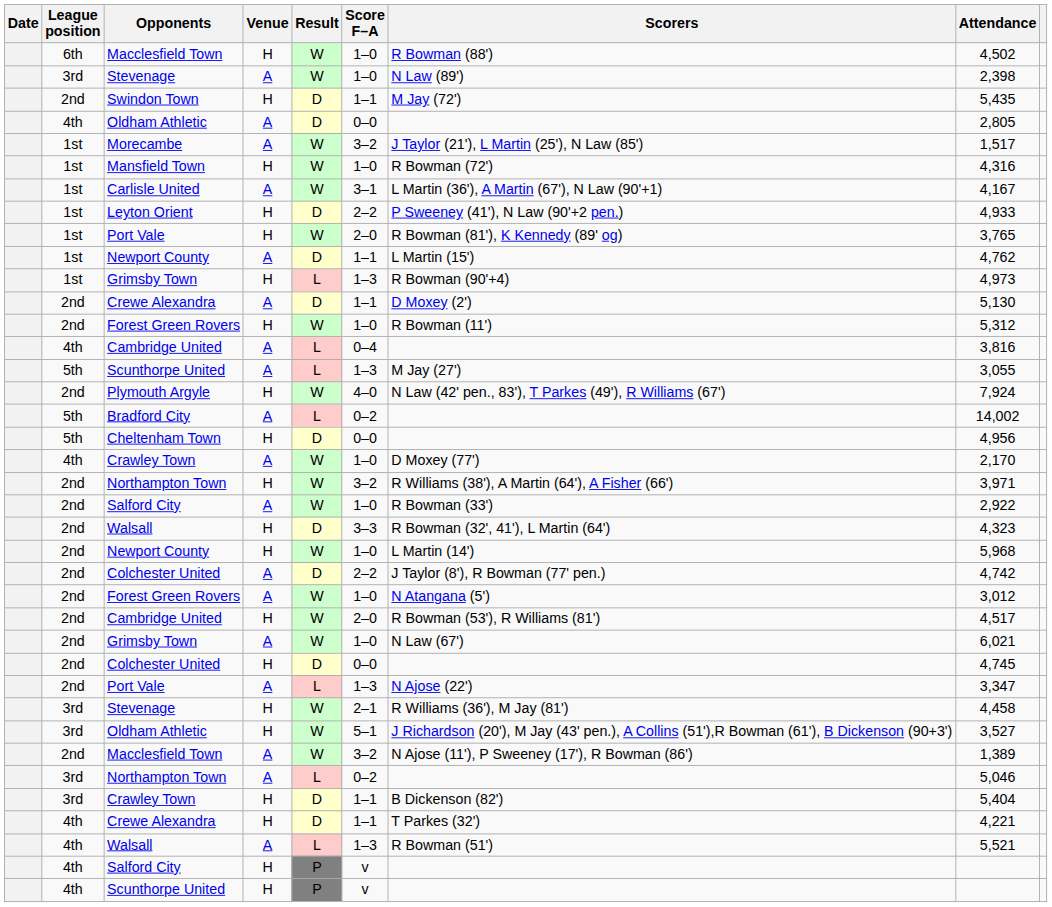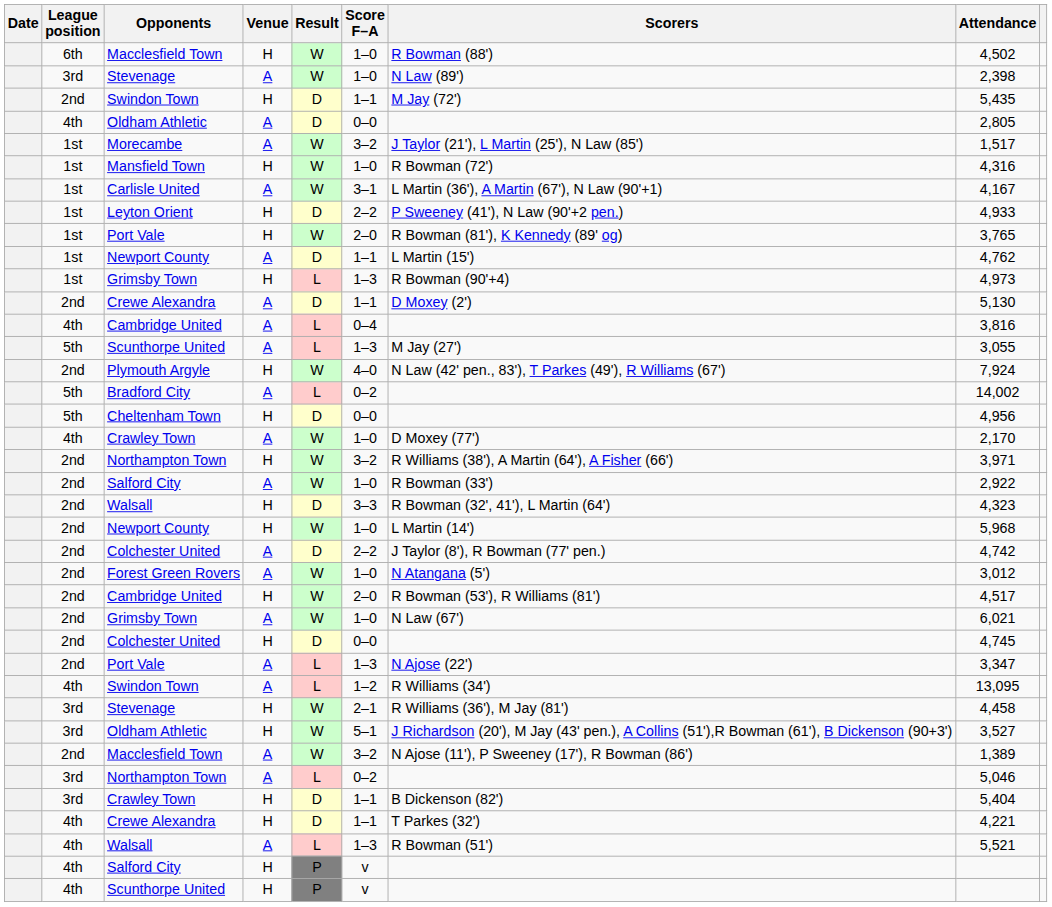- row: (174, 325)
+ row: (153, 686)
